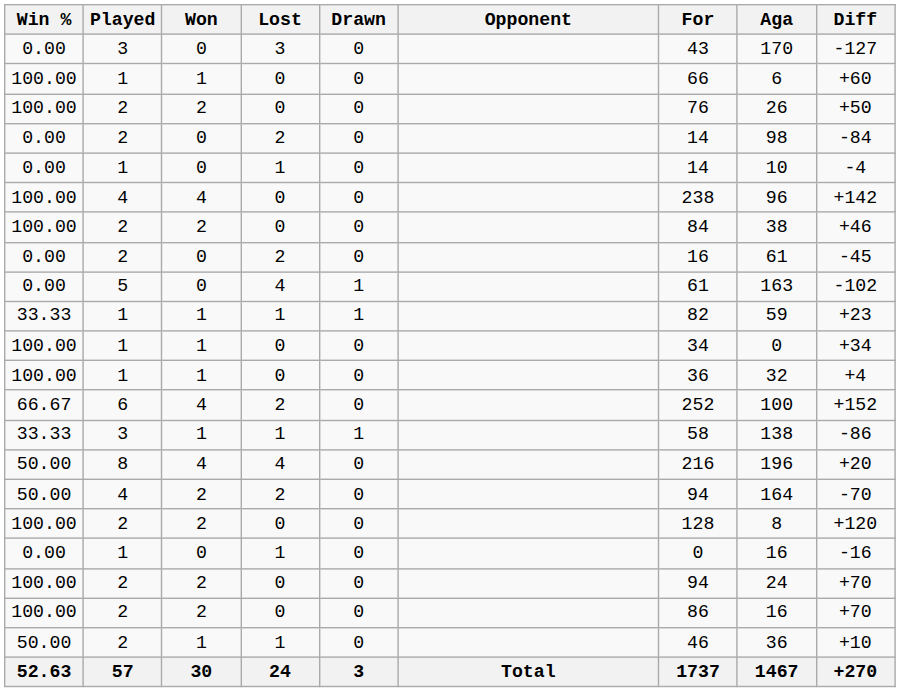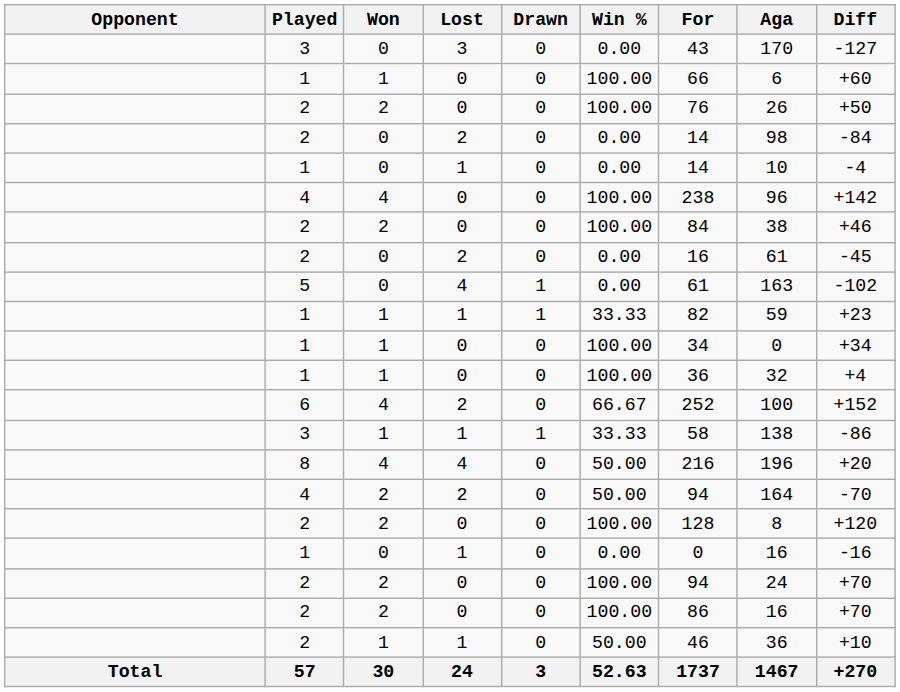columns swapped: (528, 20) <-> (44, 20)
